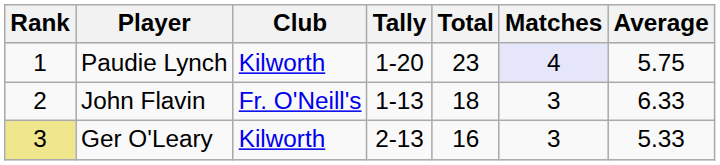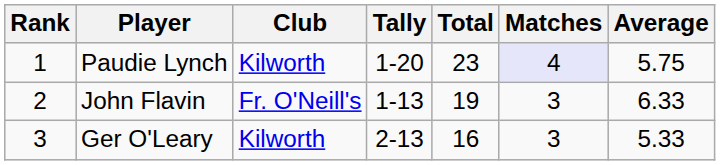(466, 100) 18 -> (466, 100) 19
(40, 139) khaki background -> (40, 139) no background
